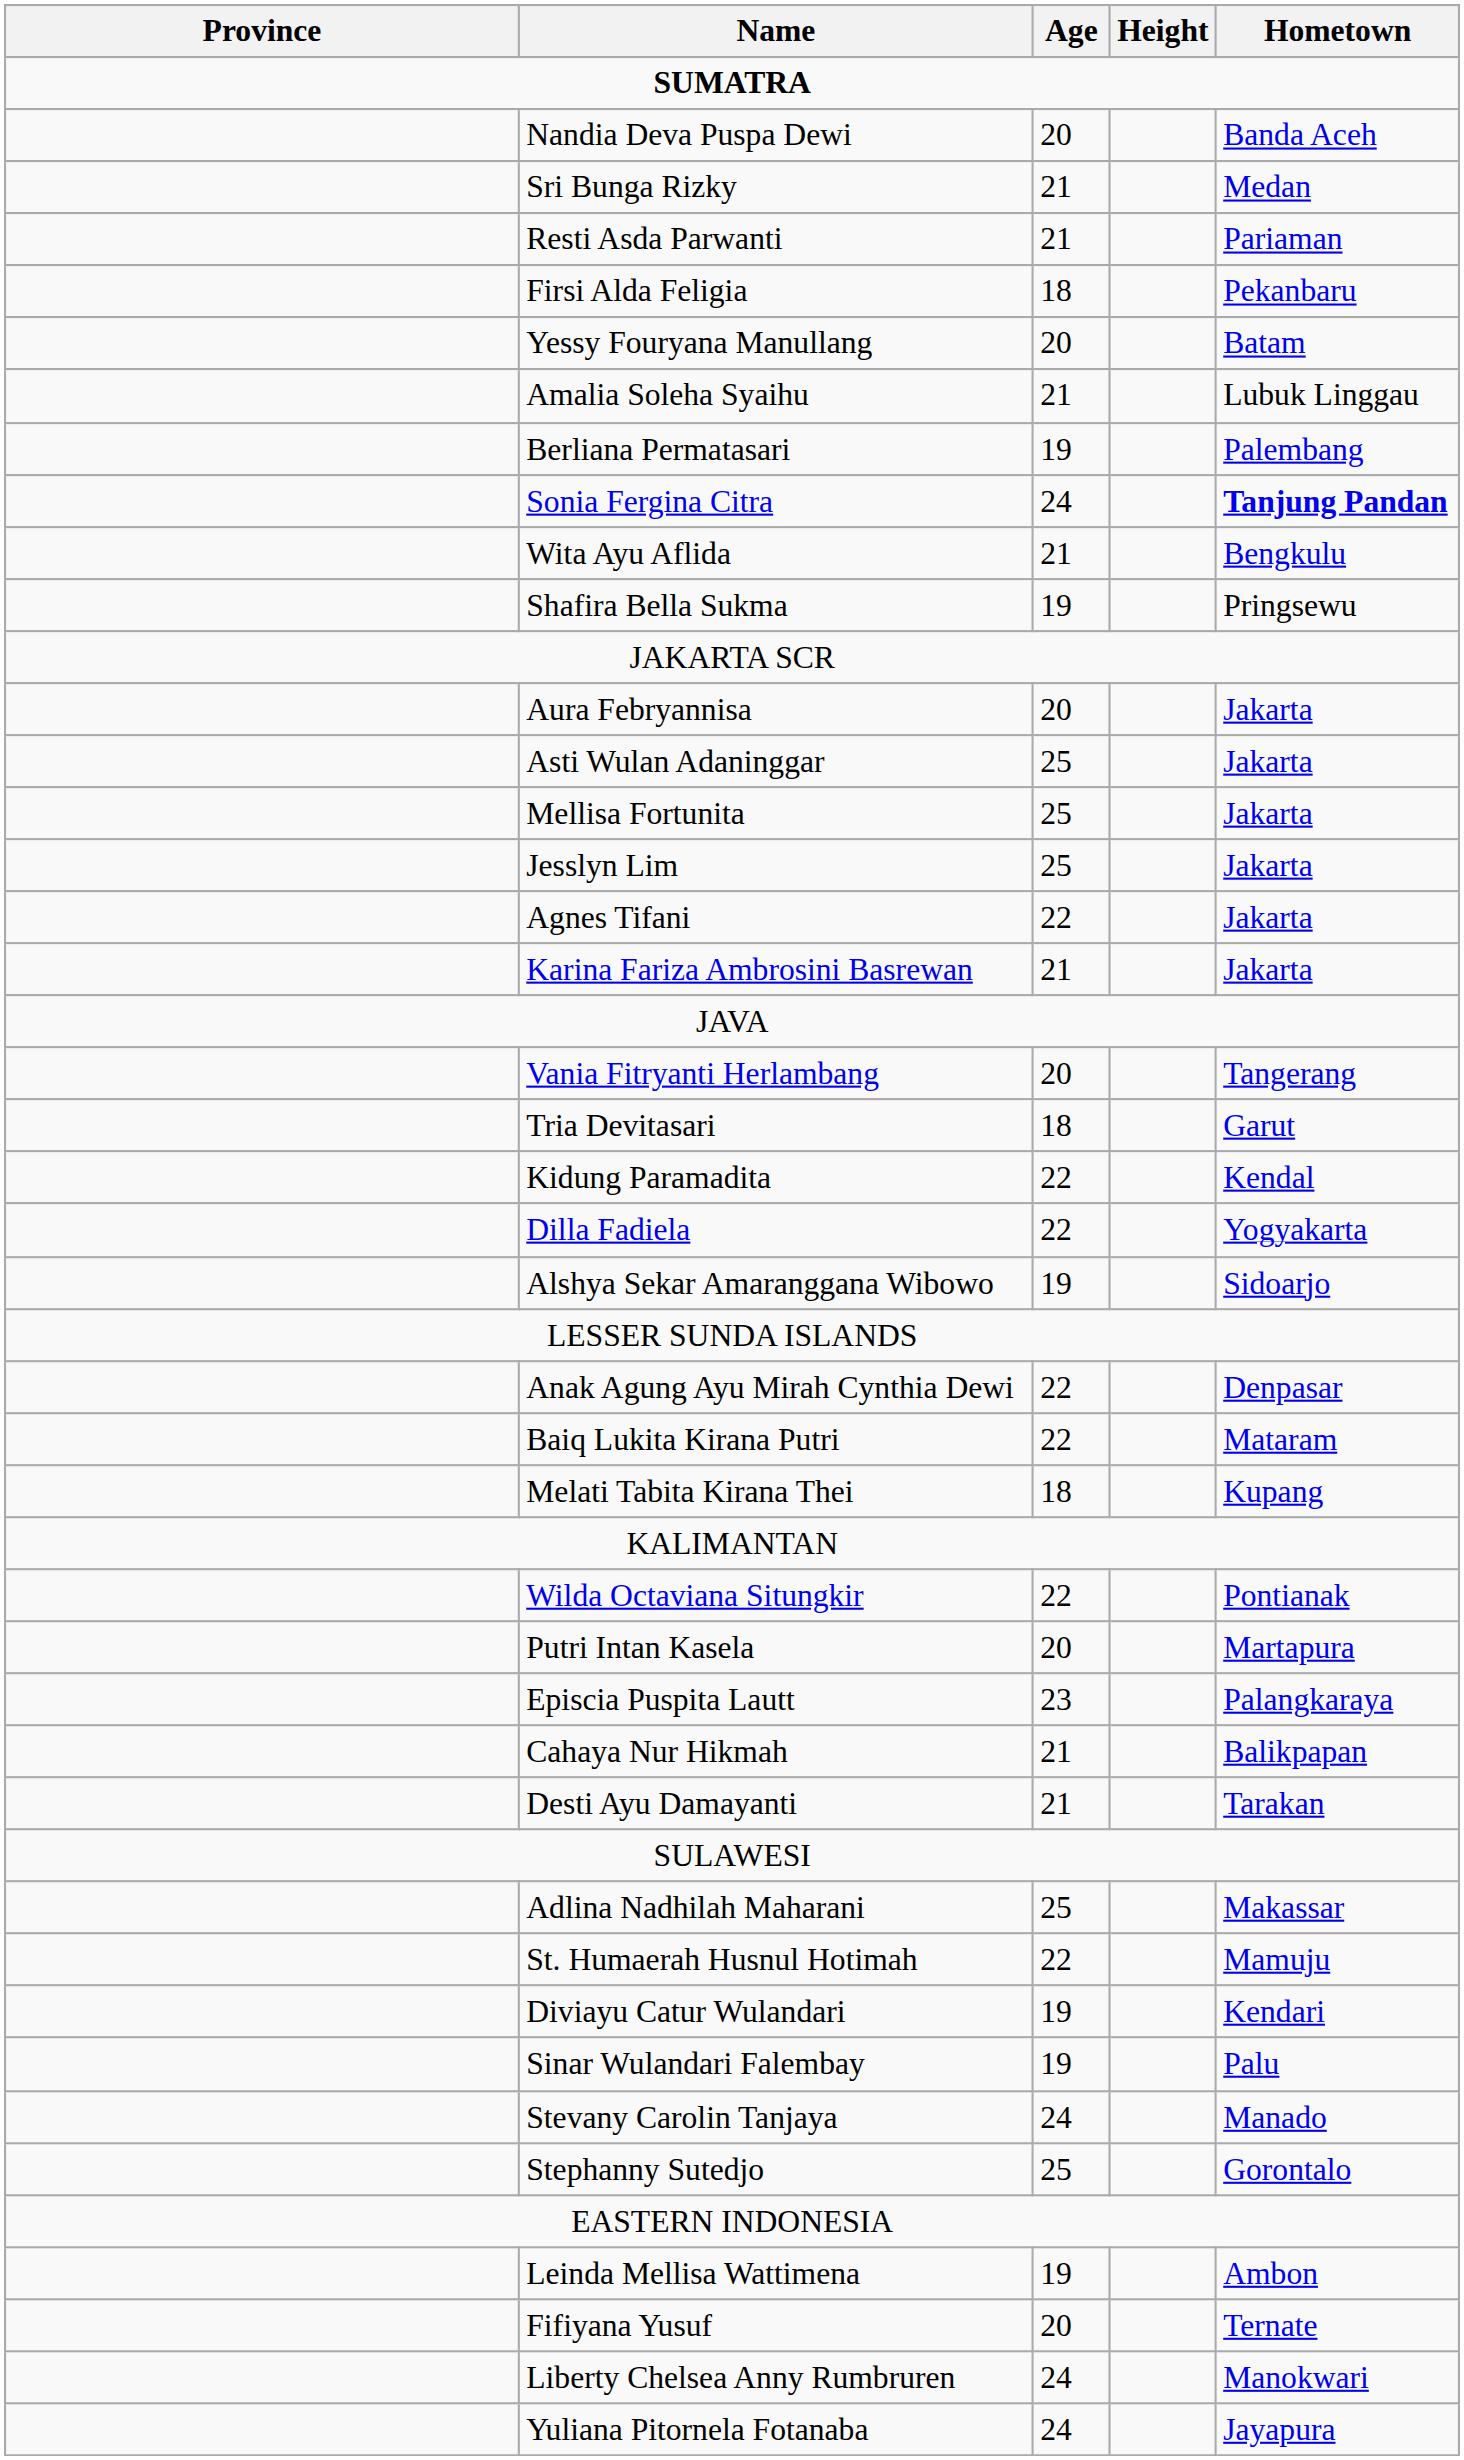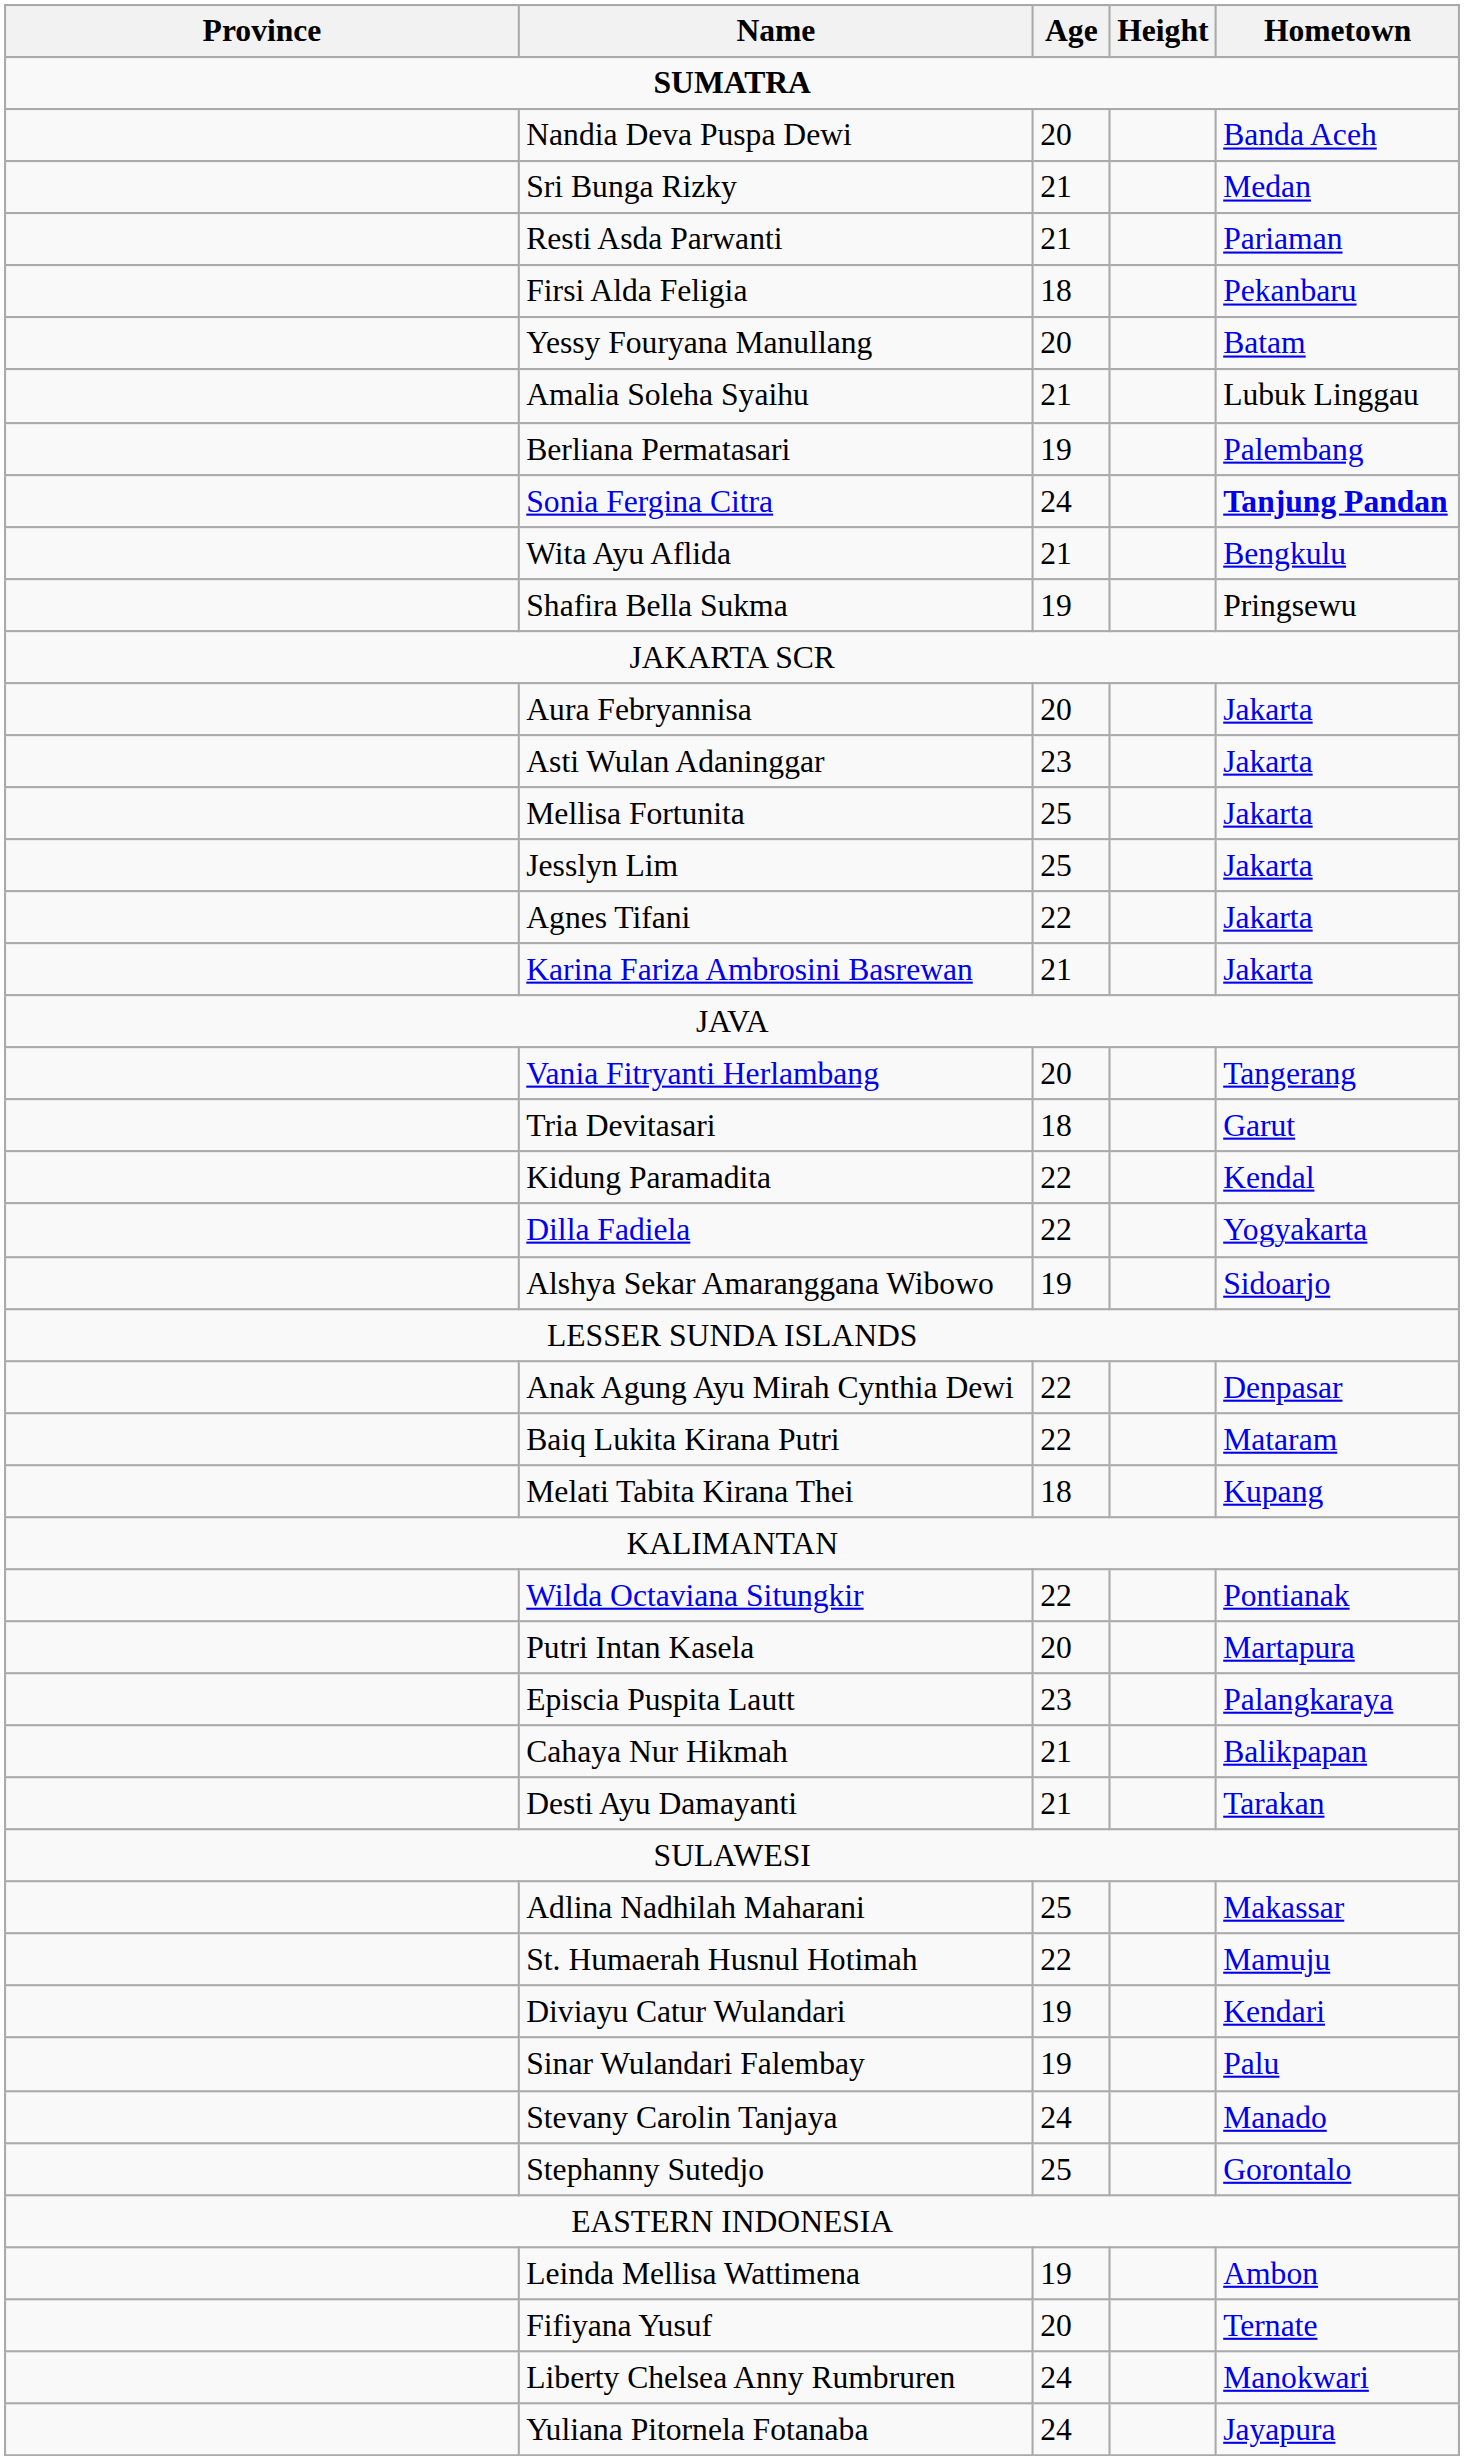(1056, 760) 25 -> (1056, 760) 23
